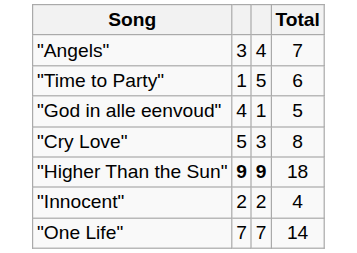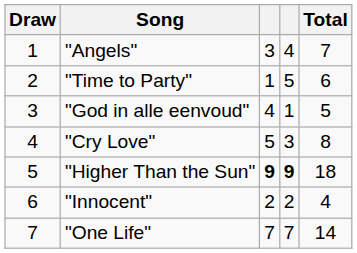+ column: (33, 19)
